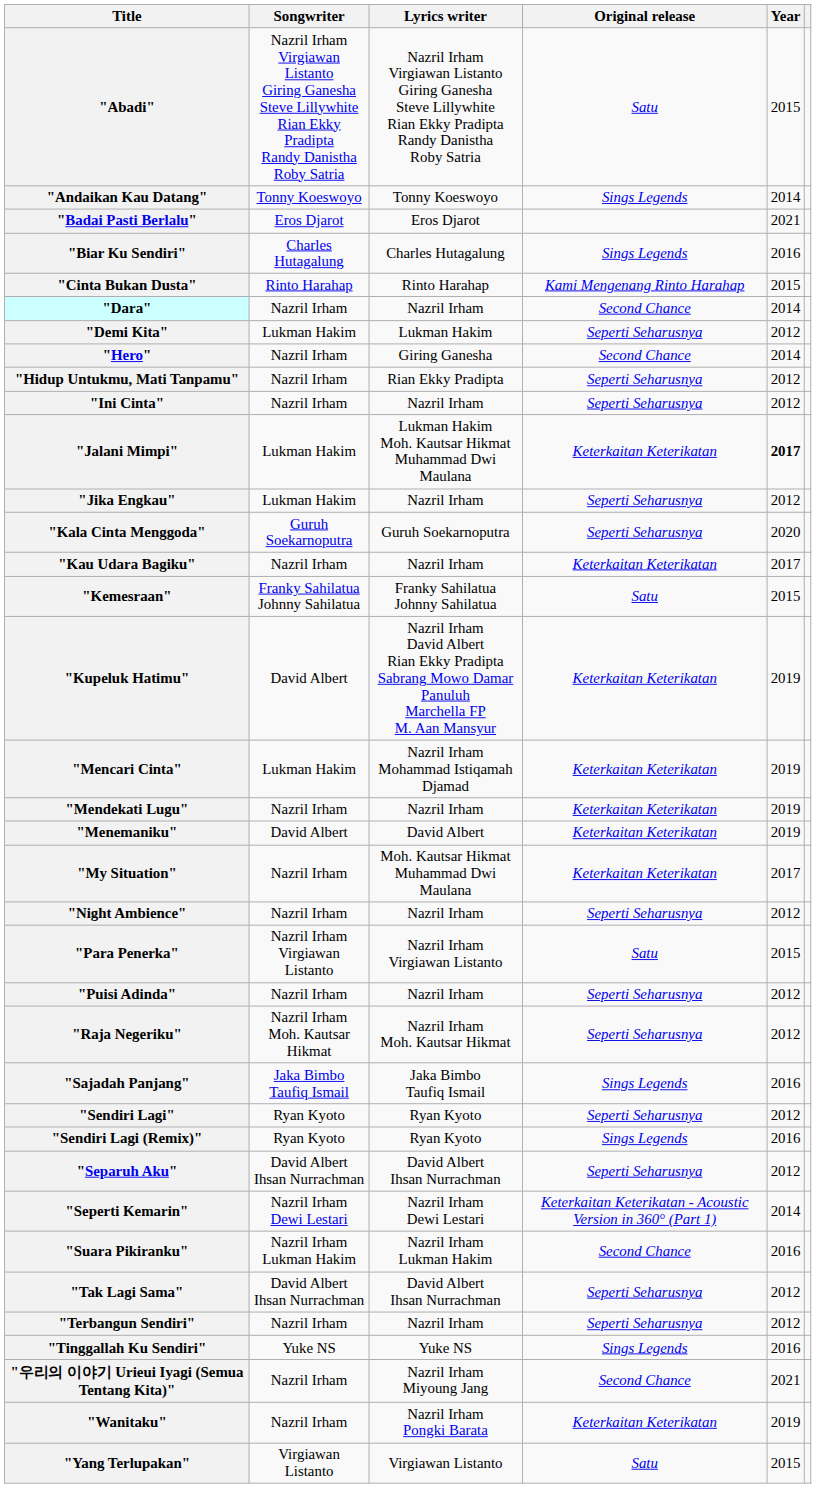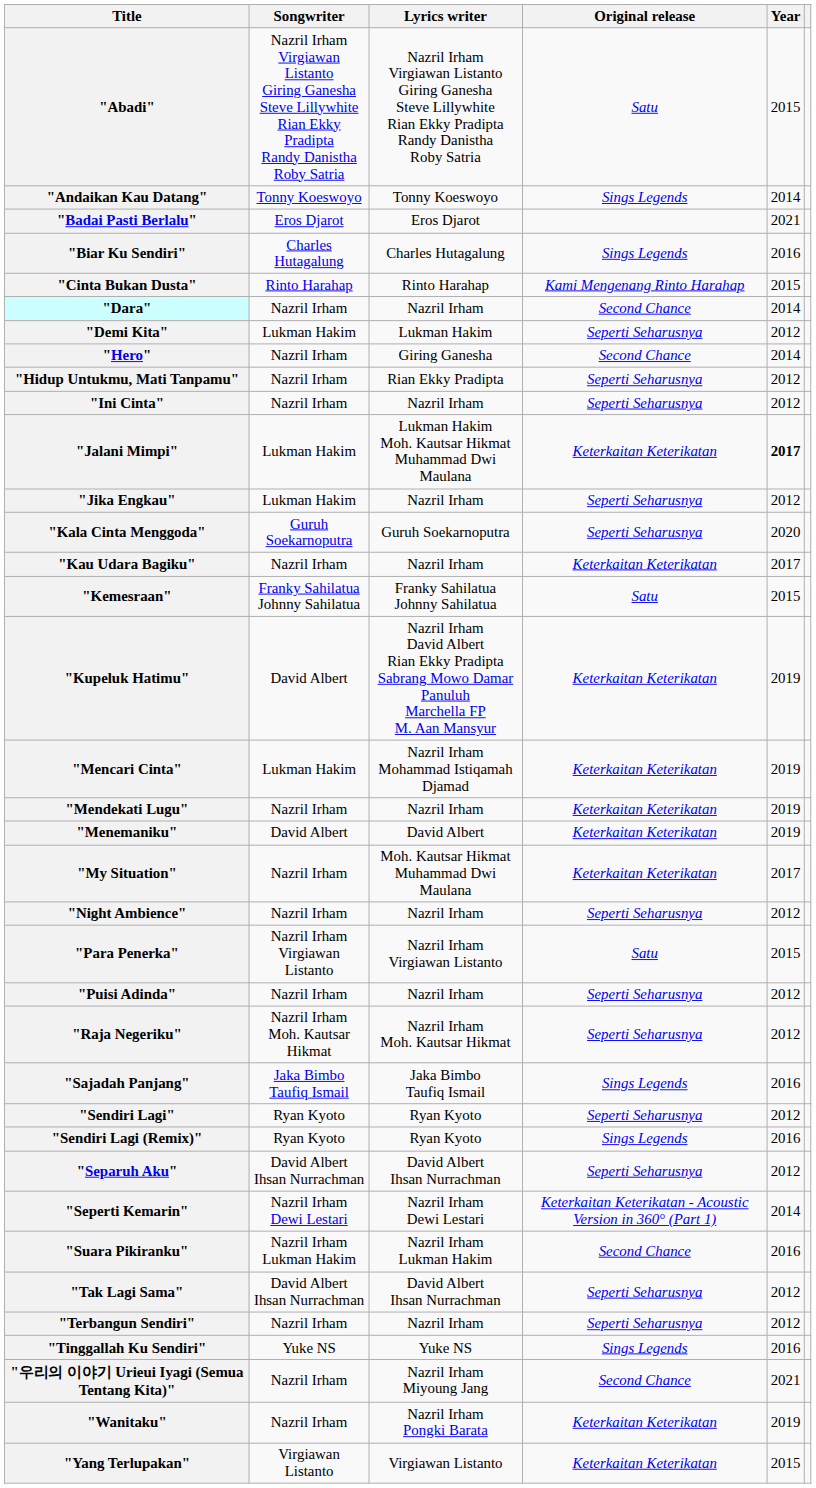(645, 1462) Satu -> (645, 1462) Keterkaitan Keterikatan
